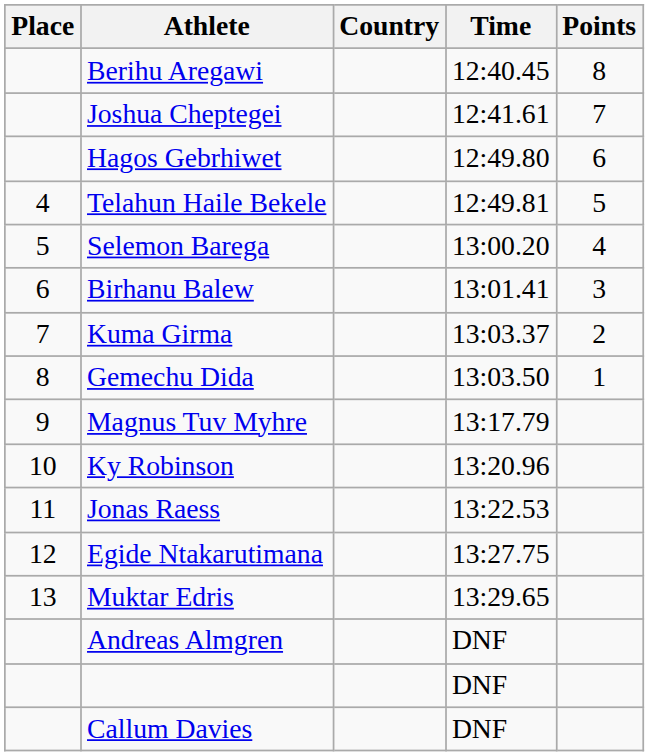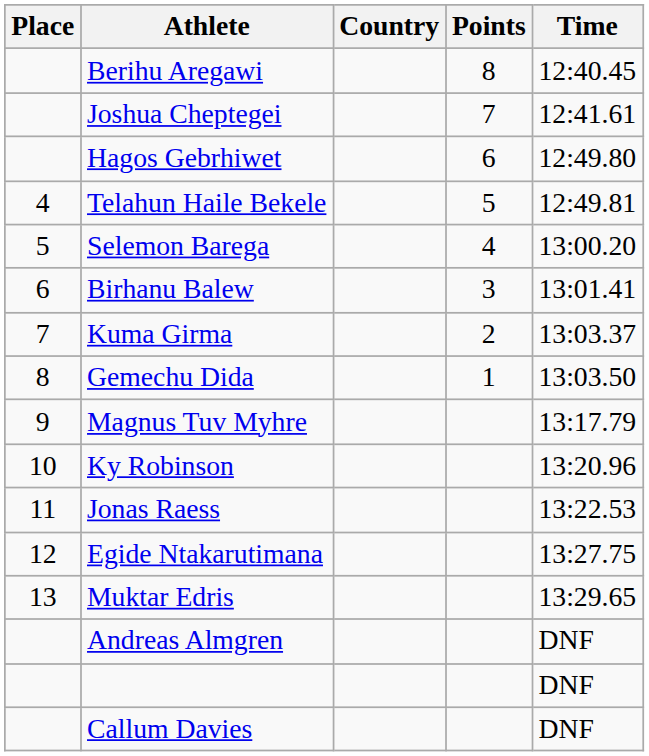columns swapped: (501, 26) <-> (599, 26)
